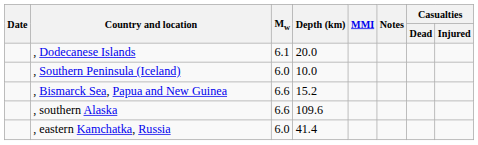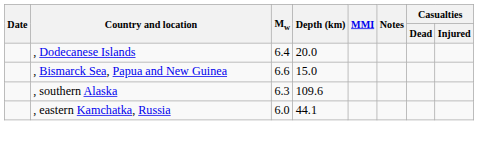(282, 52) 6.1 -> (282, 52) 6.4
- row: (107, 71)
(306, 91) 15.2 -> (306, 71) 15.0
(282, 110) 6.6 -> (282, 91) 6.3
(306, 129) 41.4 -> (306, 110) 44.1
